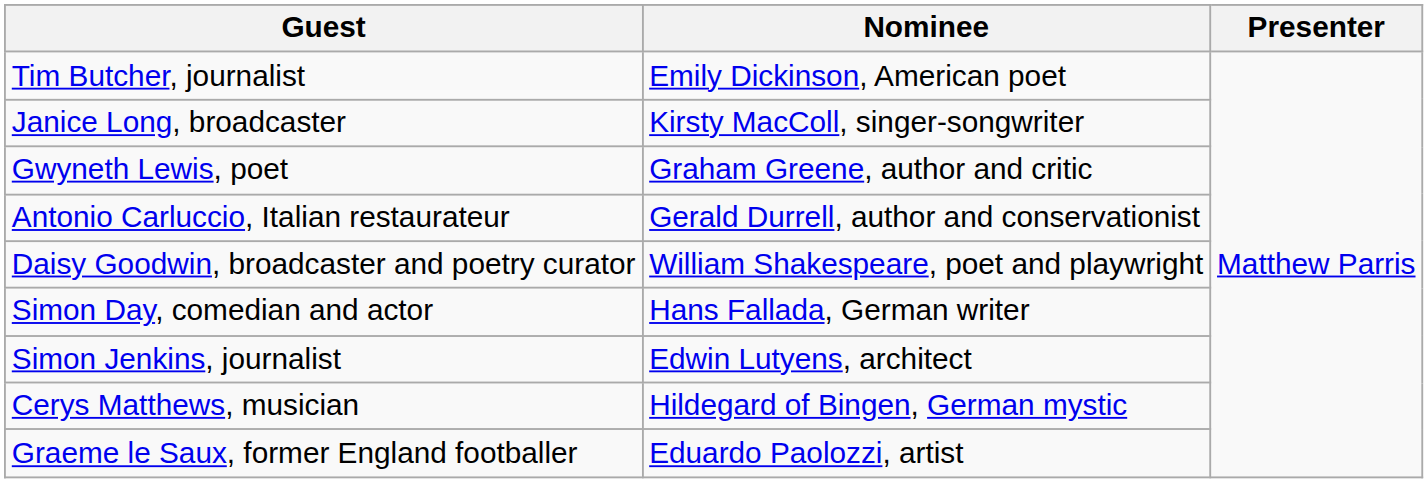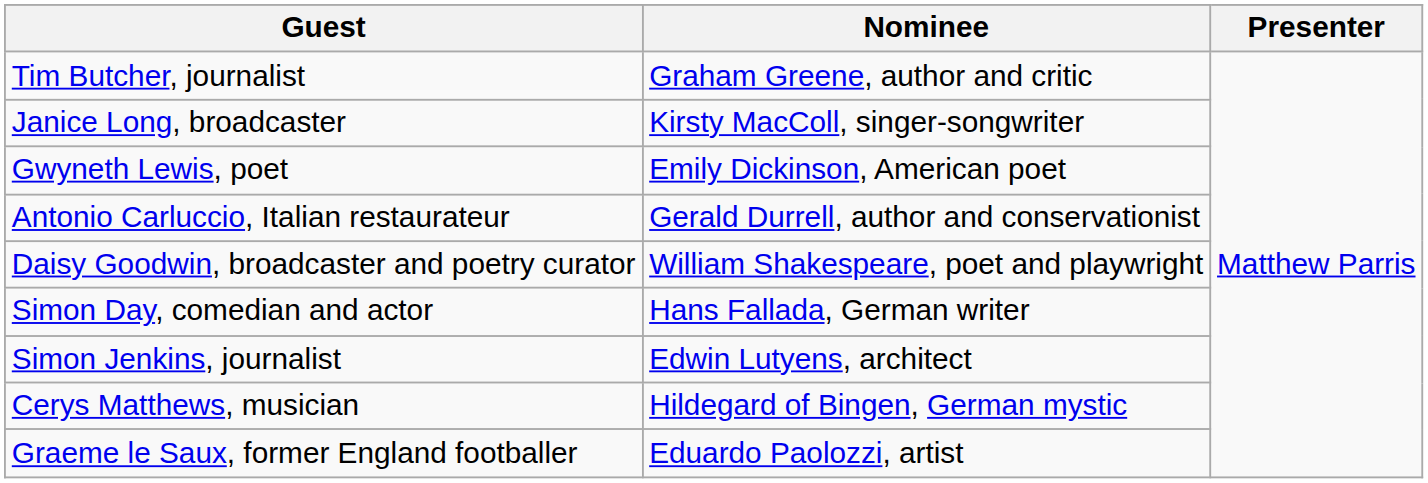(858, 75) Emily Dickinson, American poet -> (871, 75) Graham Greene, author and critic
(871, 169) Graham Greene, author and critic -> (858, 169) Emily Dickinson, American poet
